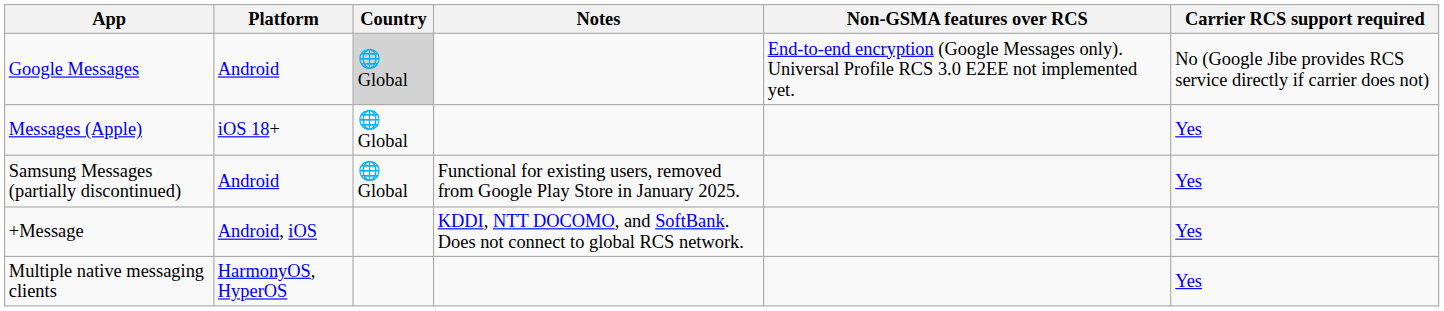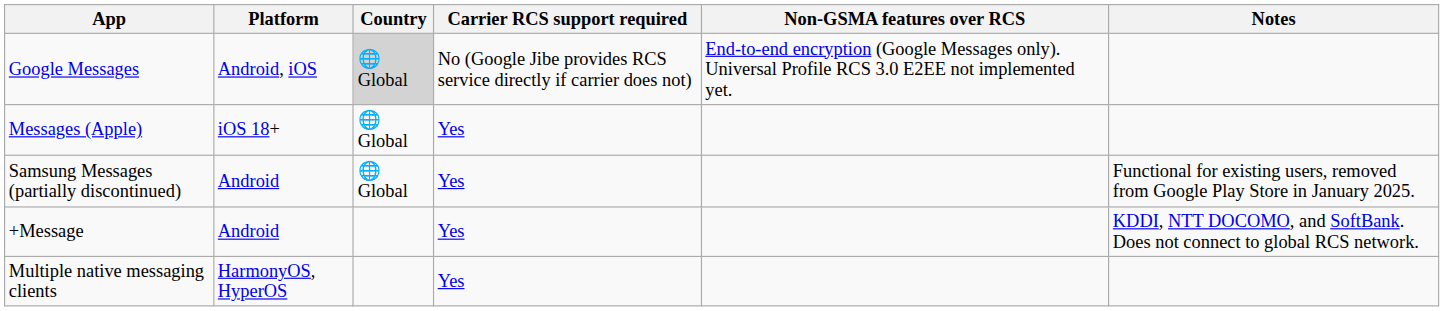columns swapped: (1305, 19) <-> (598, 19)
(248, 68) Android -> (267, 68) Android, iOS
(267, 231) Android, iOS -> (248, 231) Android
